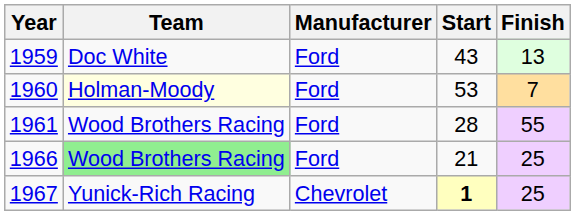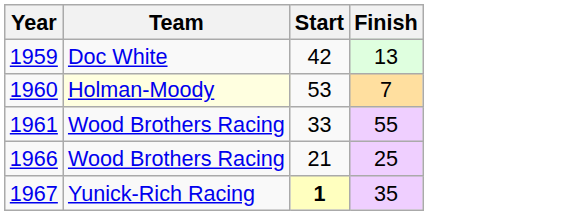- column: (363, 22)
(466, 56) 43 -> (319, 56) 42
(466, 125) 28 -> (319, 125) 33
(176, 159) lightgreen background -> (176, 159) no background
(533, 193) 25 -> (386, 193) 35
